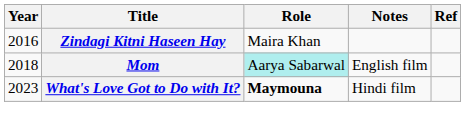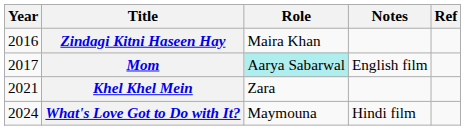(23, 64) 2018 -> (23, 64) 2017
+ row: (143, 88)
(23, 88) 2023 -> (23, 112) 2024
(285, 88) bold -> (282, 112) normal
